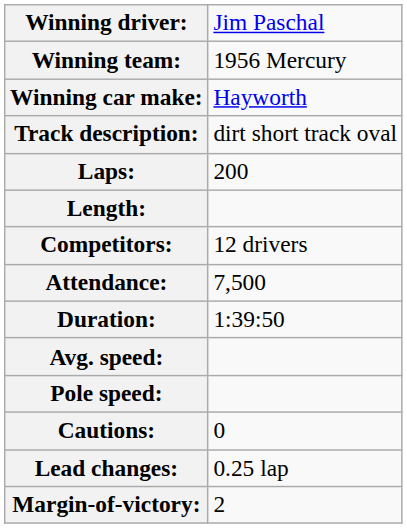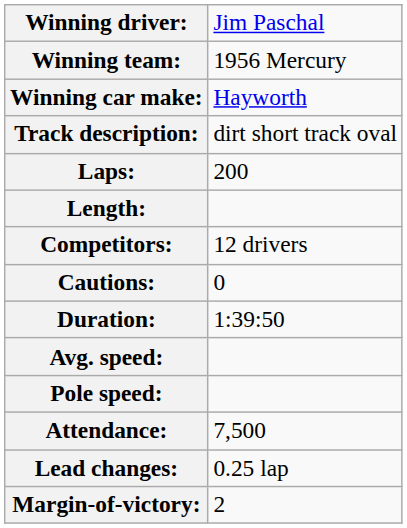rows swapped: (106, 282) <-> (106, 430)
